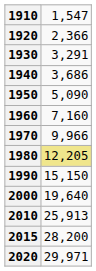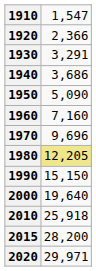(70, 136) 9,966 -> (70, 136) 9,696
(66, 216) 25,913 -> (66, 216) 25,918
